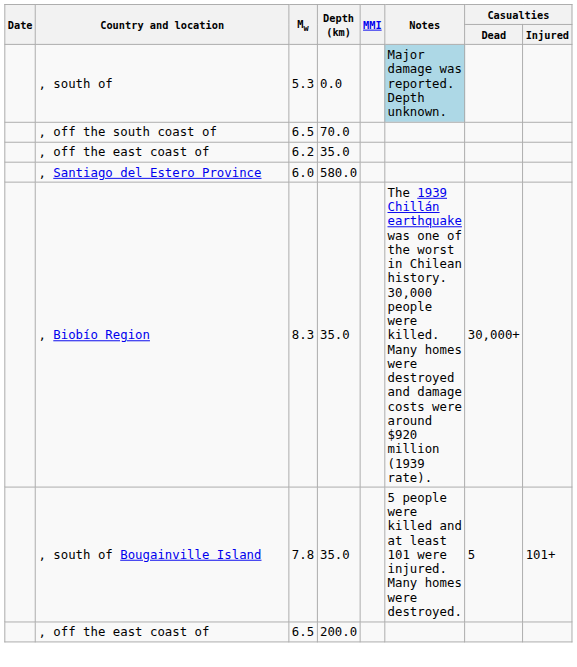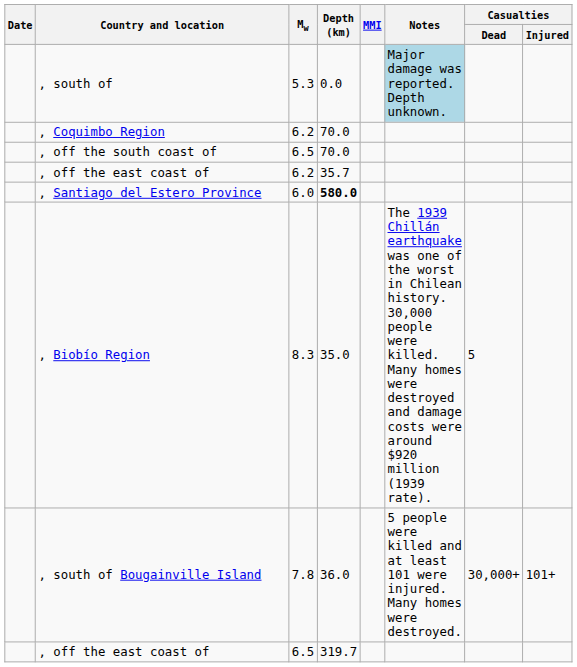+ row: (102, 132)
(335, 152) 35.0 -> (335, 172) 35.7
(339, 172) normal -> (339, 192) bold
(494, 335) 30,000+ -> (471, 355) 5
(335, 554) 35.0 -> (335, 575) 36.0
(471, 554) 5 -> (494, 575) 30,000+
(339, 632) 200.0 -> (339, 652) 319.7
